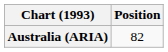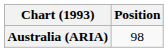(137, 36) 82 -> (137, 36) 98
